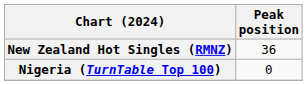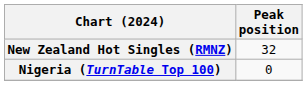(269, 49) 36 -> (269, 49) 32
